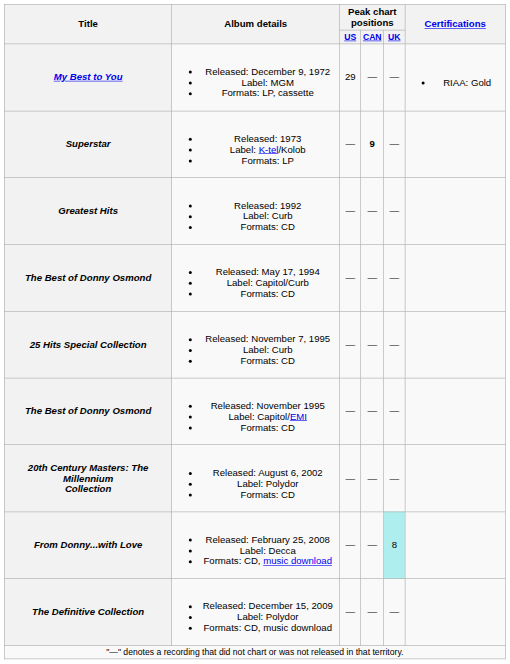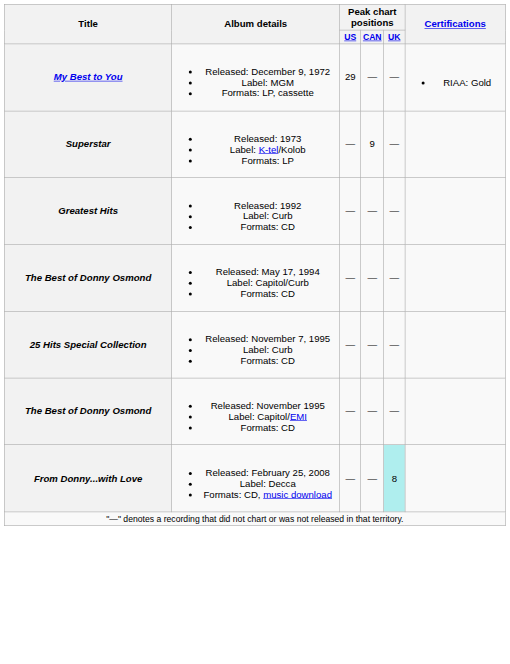(372, 144) bold -> (372, 144) normal
- row: (88, 478)
- row: (88, 612)
